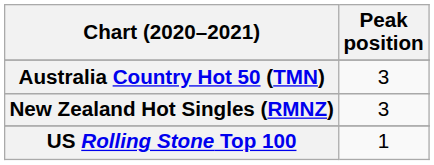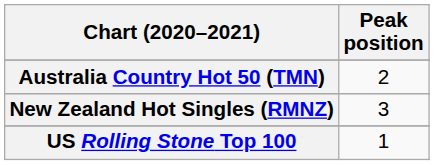(384, 76) 3 -> (384, 76) 2
